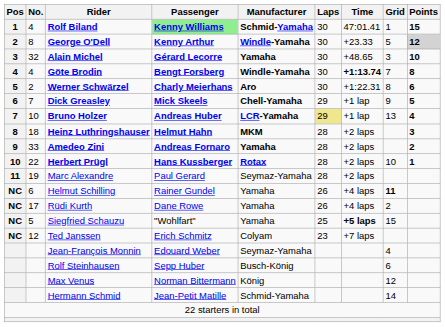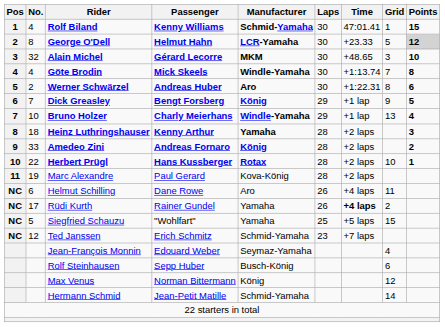(189, 27) lightgreen background -> (189, 27) no background
(184, 42) Kenny Arthur -> (183, 42) Helmut Hahn
(275, 42) Windle-Yamaha -> (269, 42) LCR-Yamaha
(258, 57) Yamaha -> (251, 57) MKM
(189, 72) Bengt Forsberg -> (181, 72) Mick Skeels
(362, 72) bold -> (362, 72) normal
(193, 87) Charly Meierhans -> (188, 87) Andreas Huber
(181, 101) Mick Skeels -> (189, 101) Bengt Forsberg
(271, 101) Chell-Yamaha -> (253, 101) König
(188, 116) Andreas Huber -> (193, 116) Charly Meierhans
(269, 116) LCR-Yamaha -> (275, 116) Windle-Yamaha
(323, 116) khaki background -> (323, 116) no background
(183, 131) Helmut Hahn -> (184, 131) Kenny Arthur
(251, 131) MKM -> (258, 131) Yamaha
(258, 146) Yamaha -> (253, 146) König
(276, 176) Seymaz-Yamaha -> (264, 176) Kova-König
(184, 191) Rainer Gundel -> (179, 191) Dane Rowe
(257, 191) Yamaha -> (247, 191) Aro
(390, 191) bold -> (390, 191) normal
(179, 206) Dane Rowe -> (184, 206) Rainer Gundel
(359, 206) normal -> (360, 206) bold
(360, 221) bold -> (359, 221) normal
(256, 236) Colyam -> (275, 236) Schmid-Yamaha
